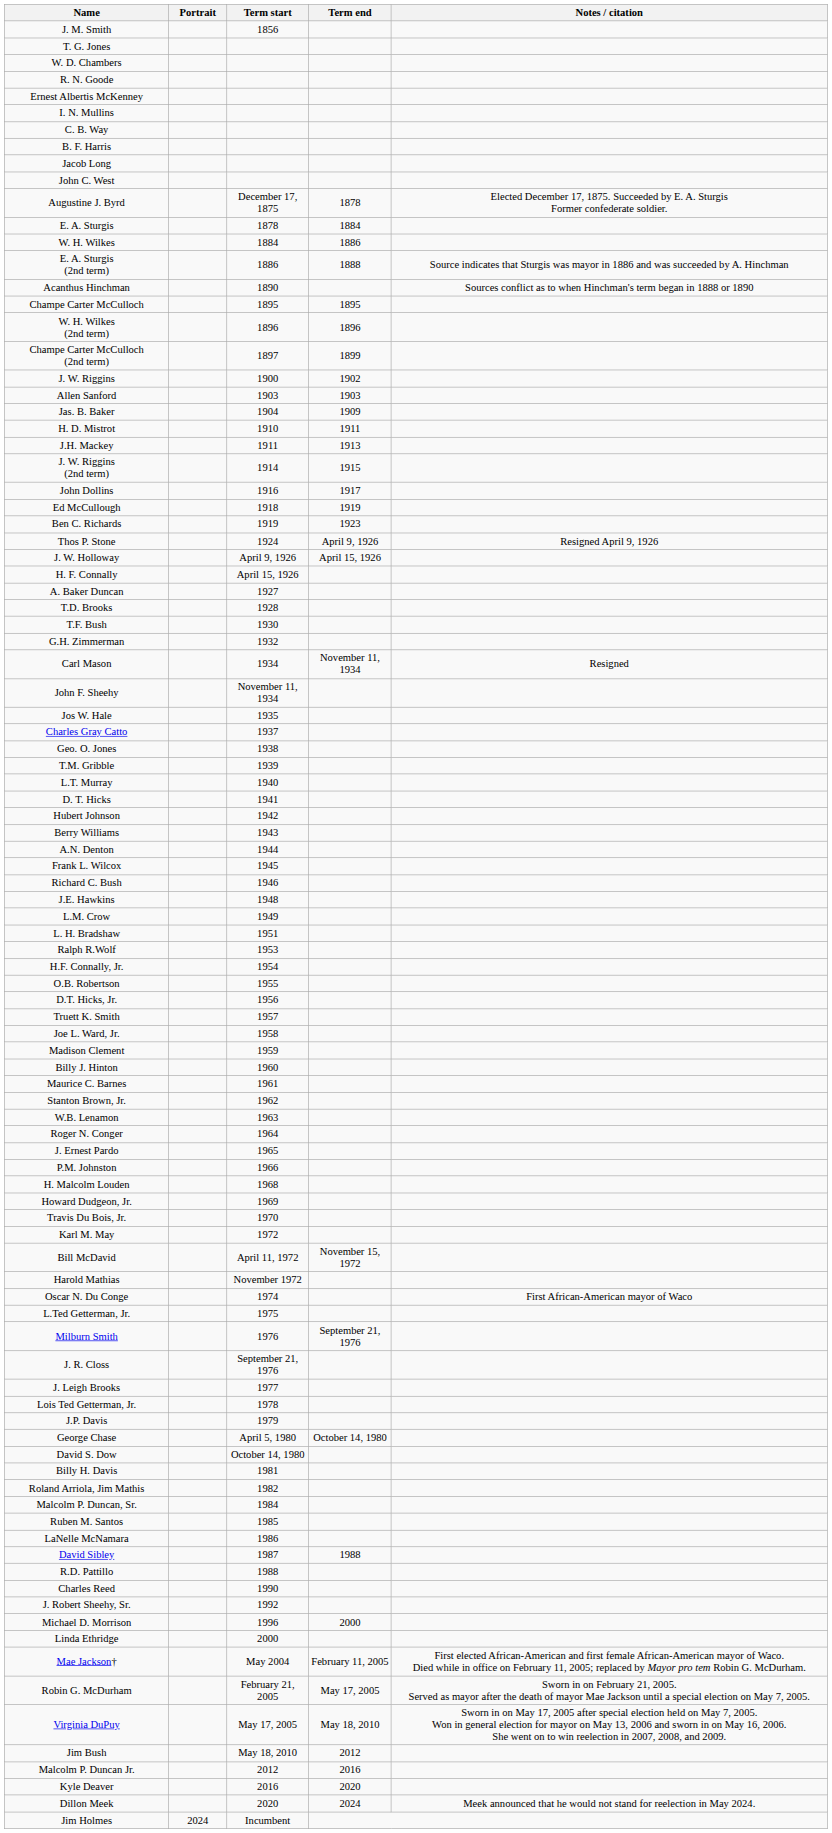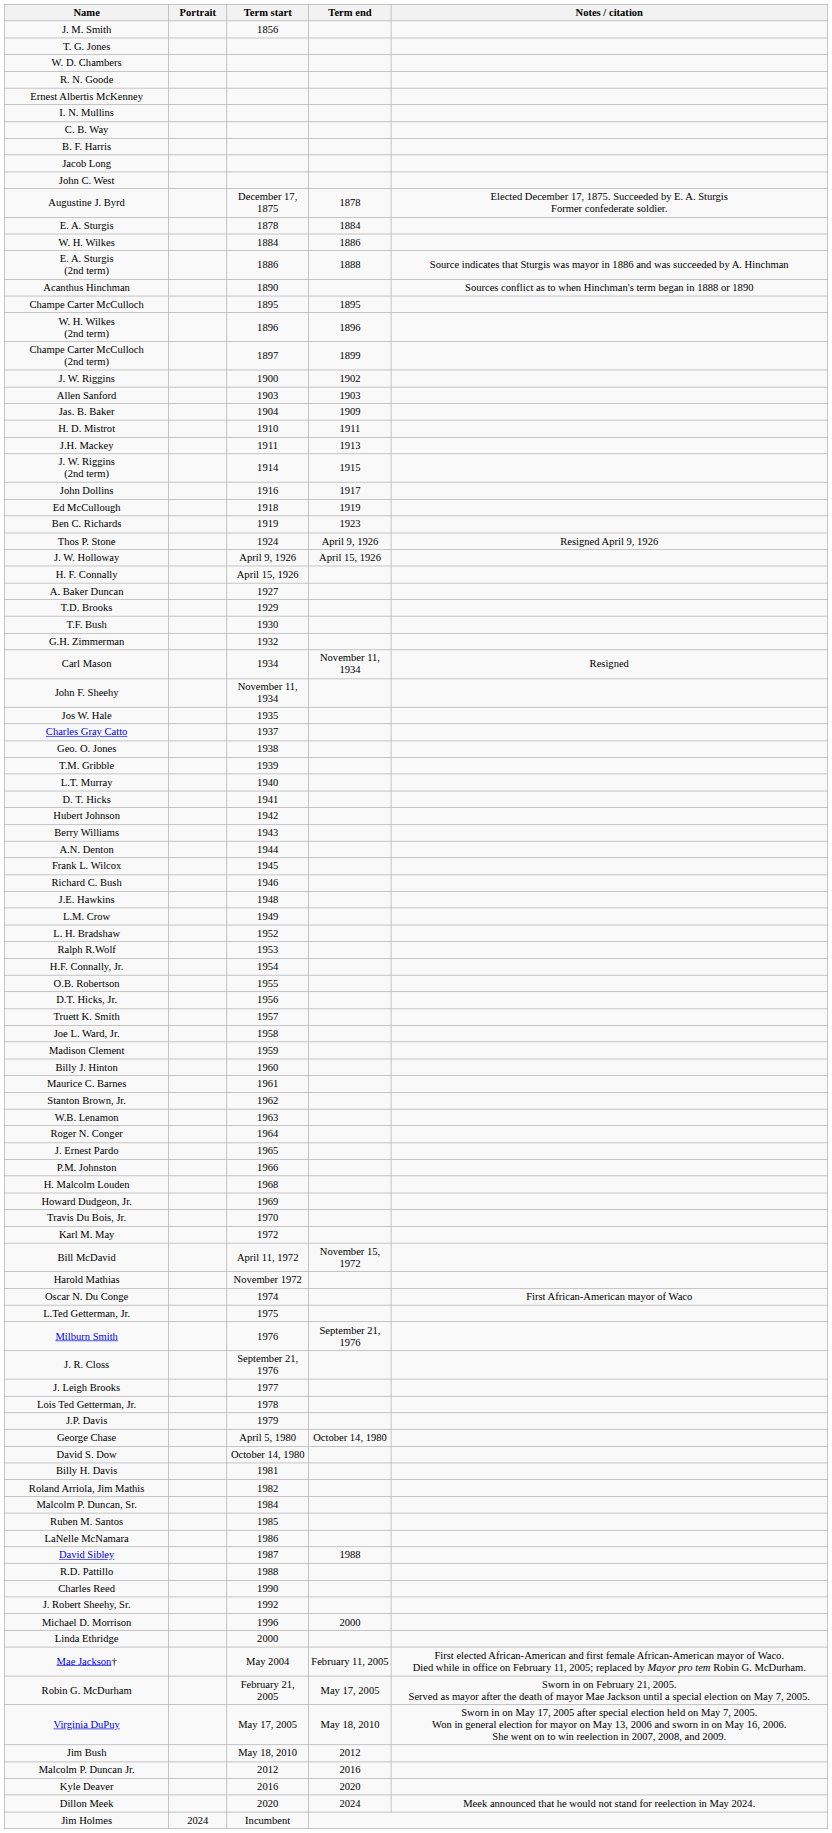(268, 608) 1928 -> (268, 608) 1929
(268, 933) 1951 -> (268, 933) 1952
